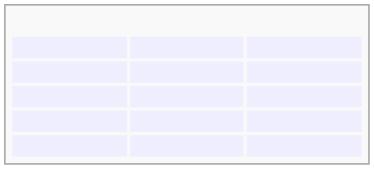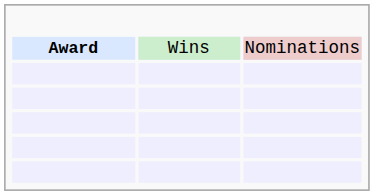+ row: (73, 48)
